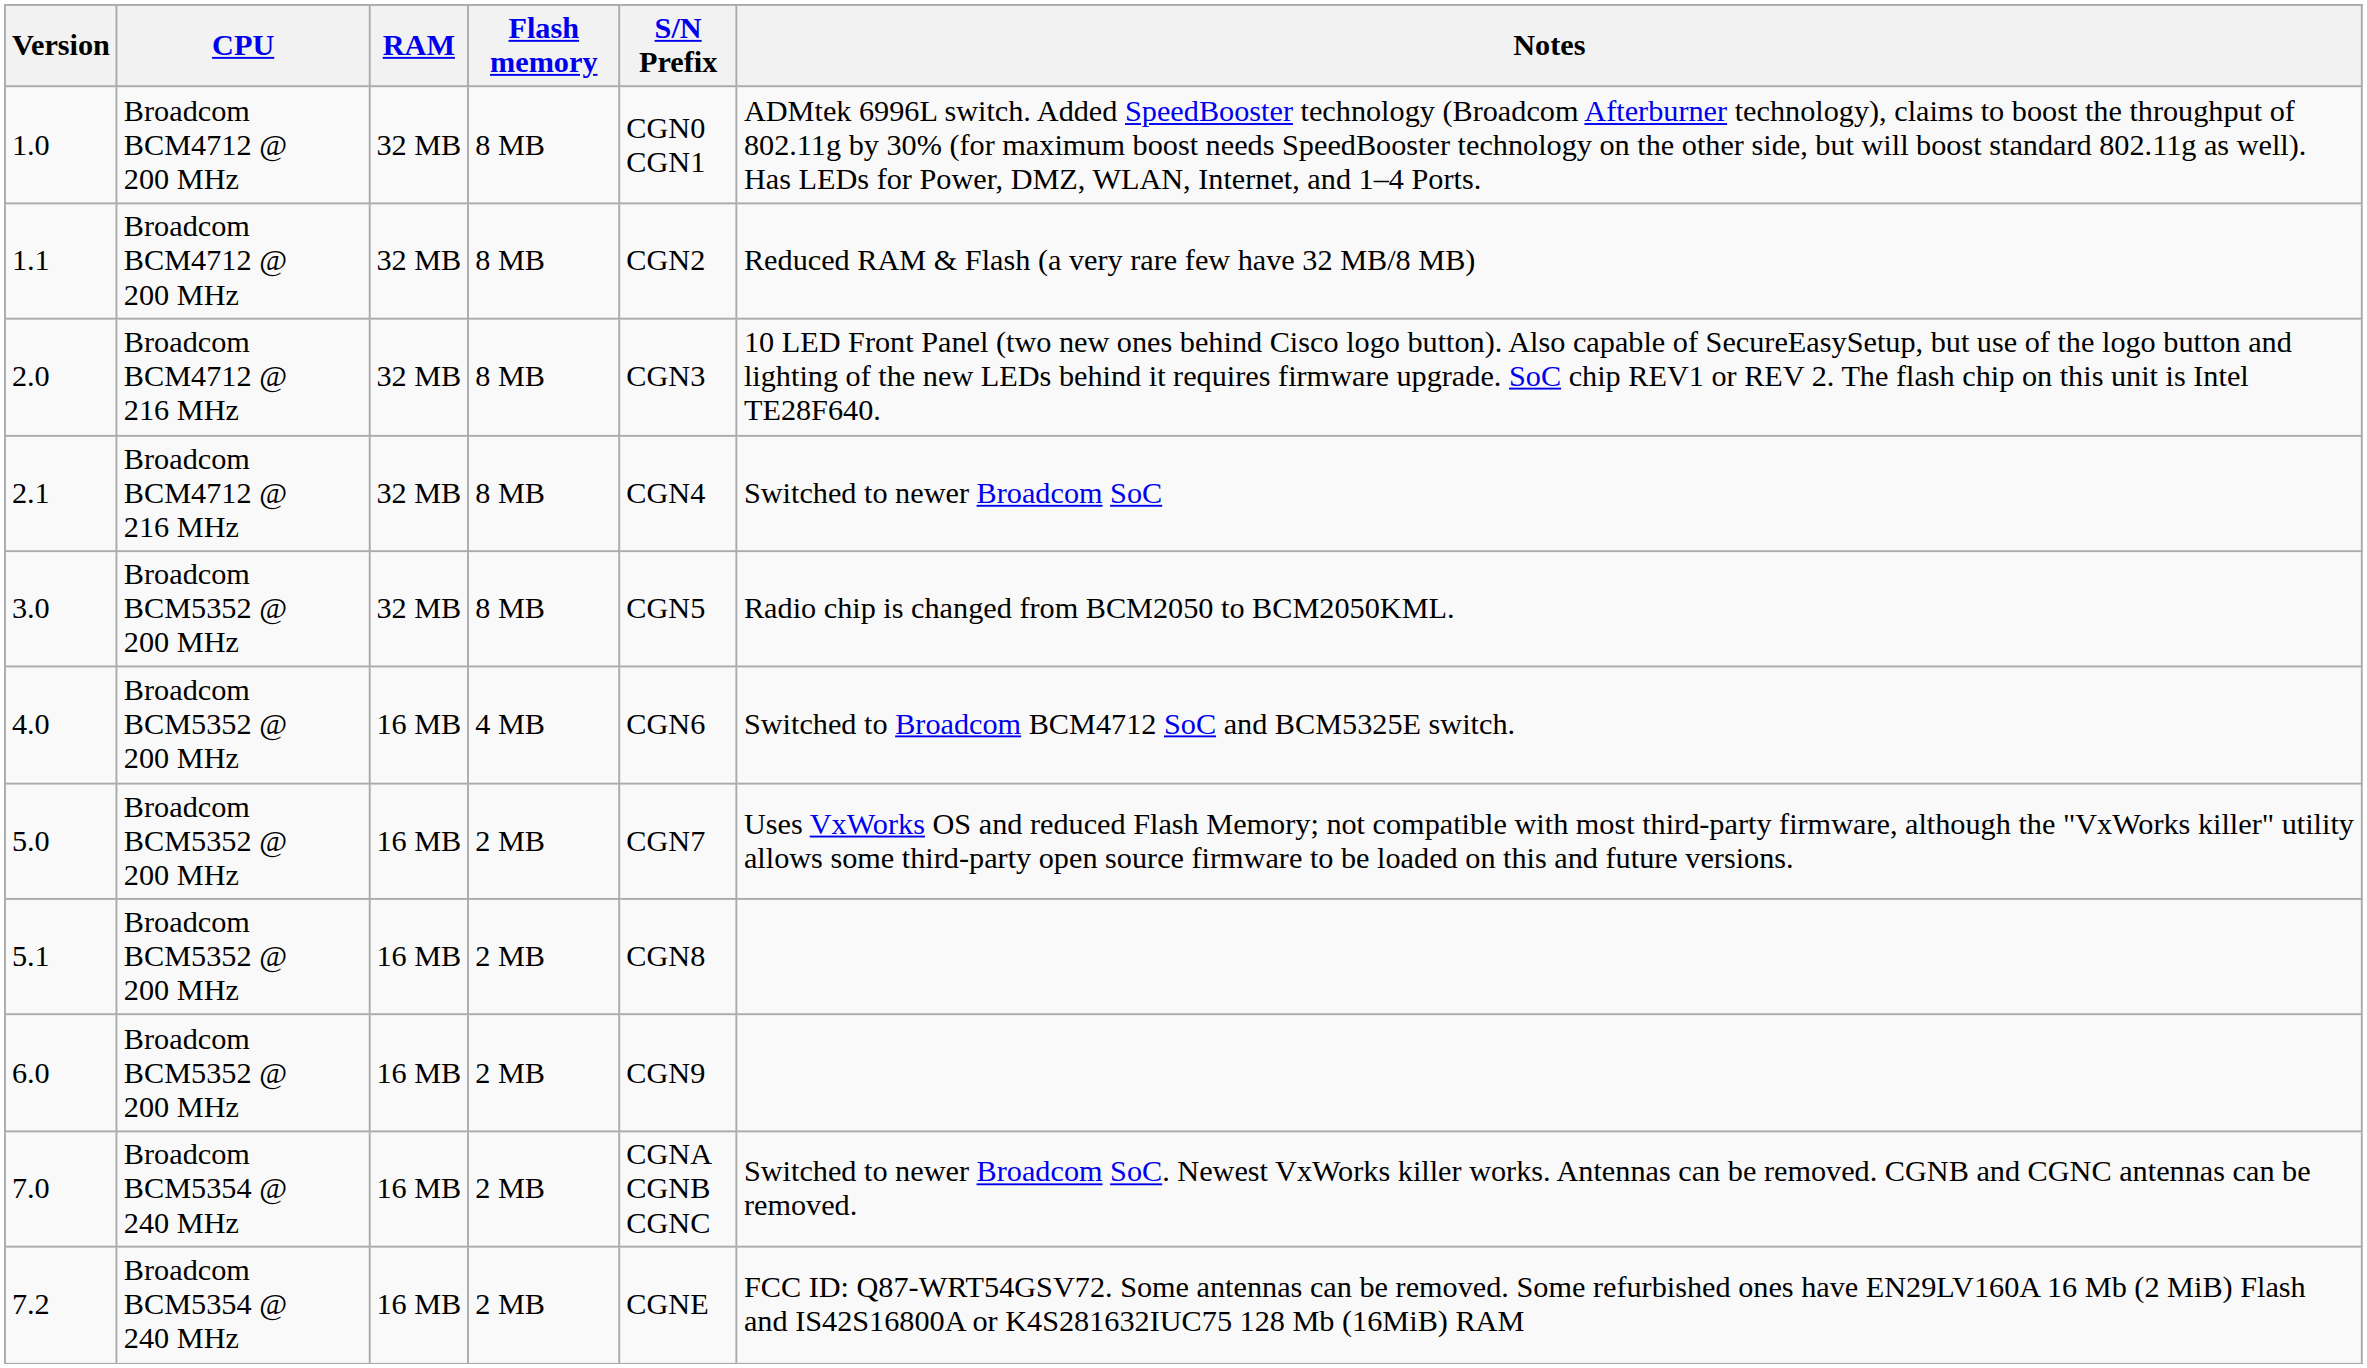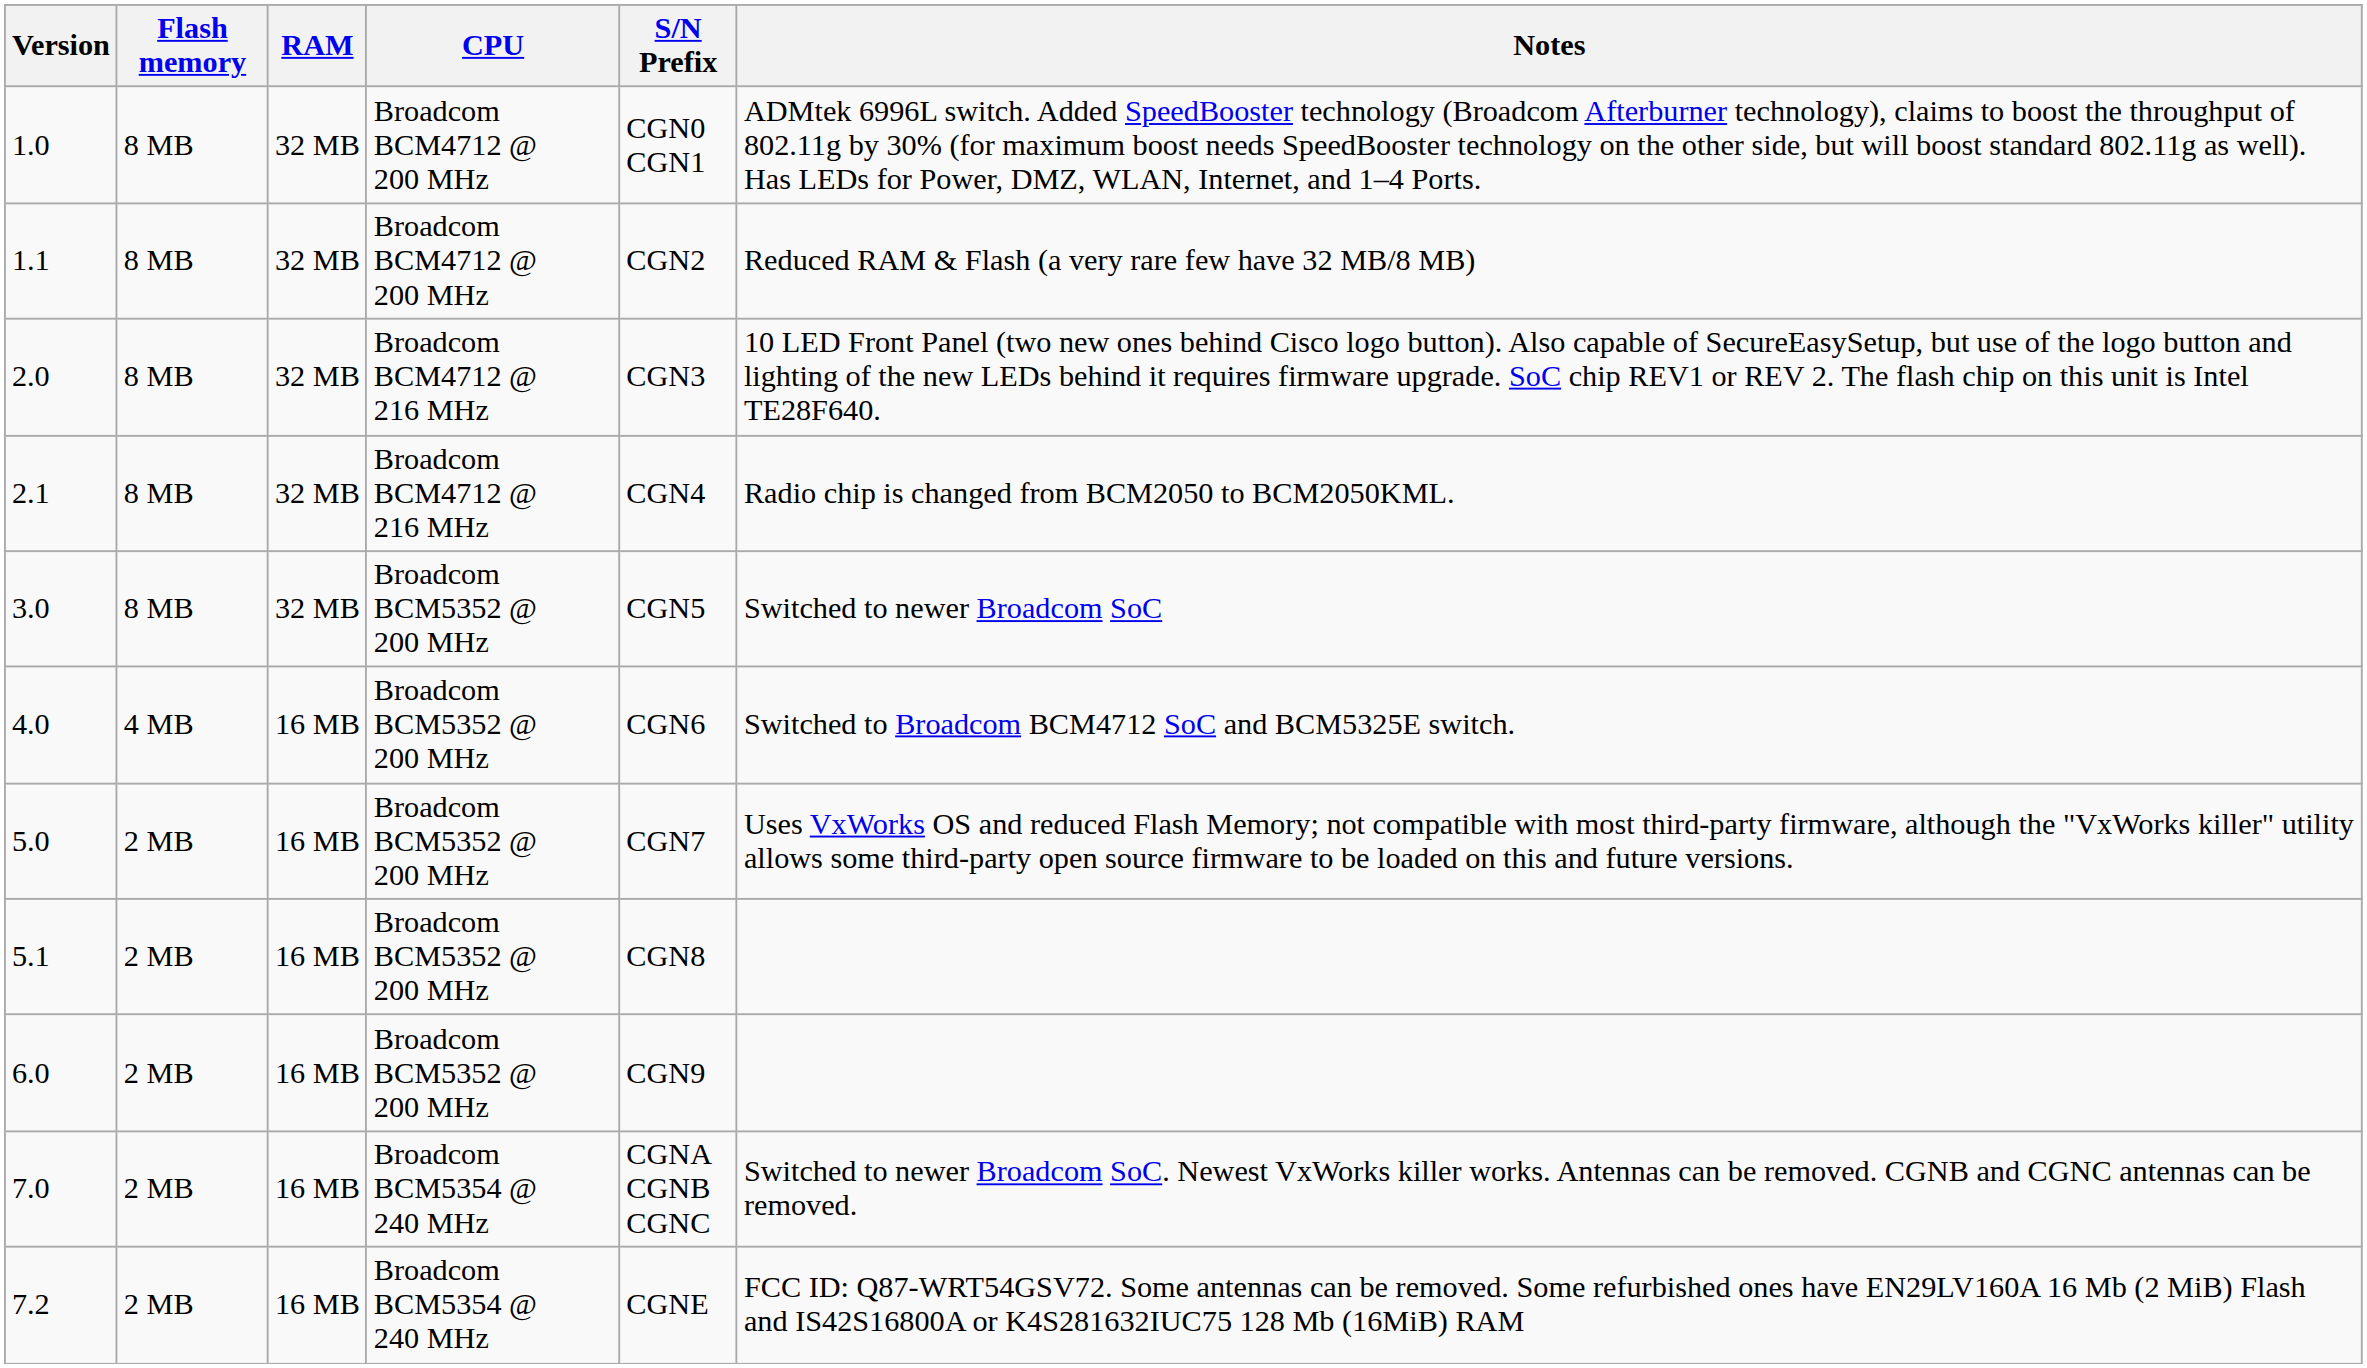columns swapped: (243, 45) <-> (544, 45)
(953, 492) Switched to newer Broadcom SoC -> (1099, 492) Radio chip is changed from BCM2050 to BCM2050KML.
(1099, 608) Radio chip is changed from BCM2050 to BCM2050KML. -> (953, 608) Switched to newer Broadcom SoC
